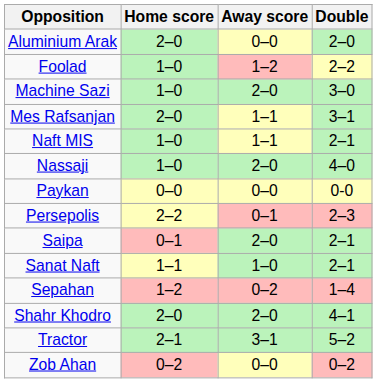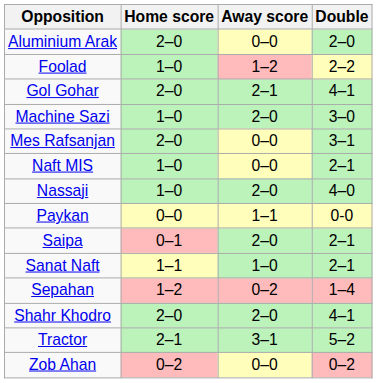+ row: (63, 91)
(265, 116) 1–1 -> (265, 141) 0–0
(265, 141) 1–1 -> (265, 166) 0–0
(265, 191) 0–0 -> (265, 215) 1–1
- row: (63, 215)
